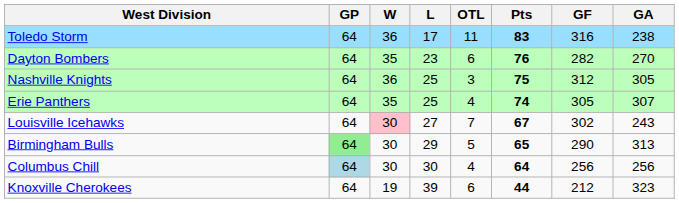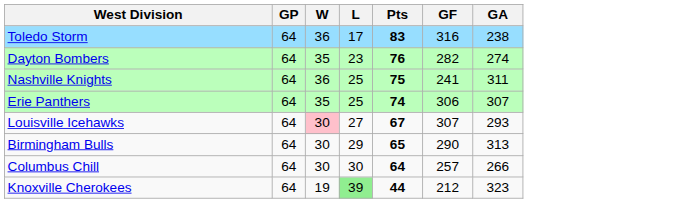- column: (471, 15)
(643, 58) 270 -> (498, 58) 274
(582, 79) 312 -> (448, 79) 241
(643, 79) 305 -> (498, 79) 311
(582, 101) 305 -> (448, 101) 306
(582, 123) 302 -> (448, 123) 307
(643, 123) 243 -> (498, 123) 293
(349, 144) lightgreen background -> (289, 144) no background
(349, 166) lightblue background -> (289, 166) no background
(582, 166) 256 -> (448, 166) 257
(643, 166) 256 -> (498, 166) 266
(430, 187) no background -> (356, 187) lightgreen background
